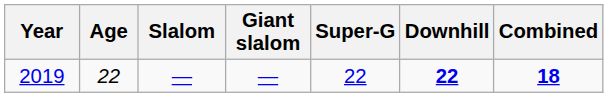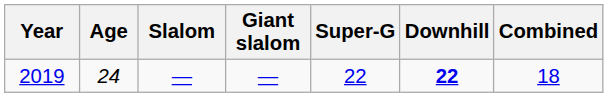(109, 75) 22 -> (109, 75) 24
(548, 75) bold -> (548, 75) normal
